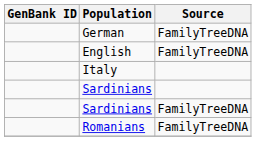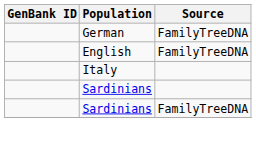- row: (114, 127)
